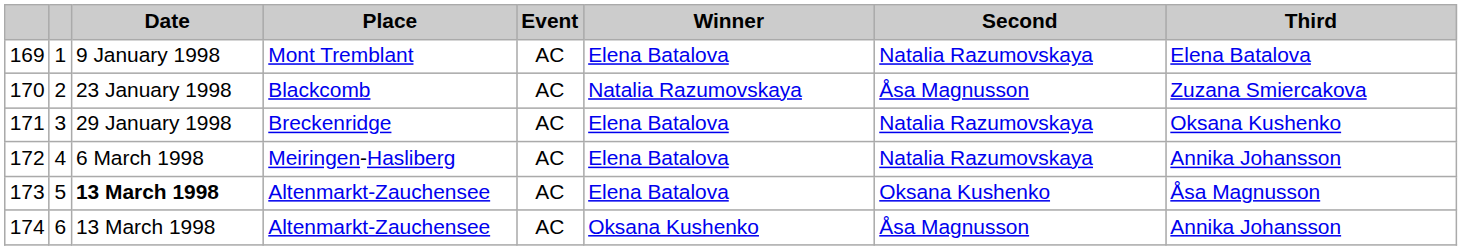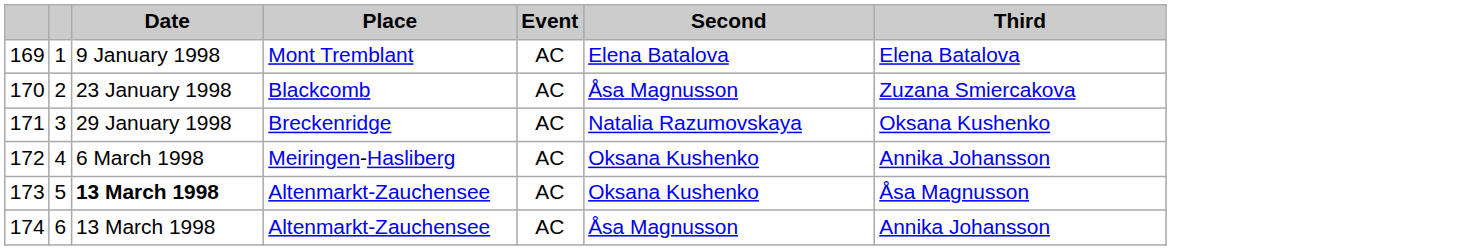- column: (729, 21)
(986, 55) Natalia Razumovskaya -> (658, 55) Elena Batalova
(986, 158) Natalia Razumovskaya -> (674, 158) Oksana Kushenko
